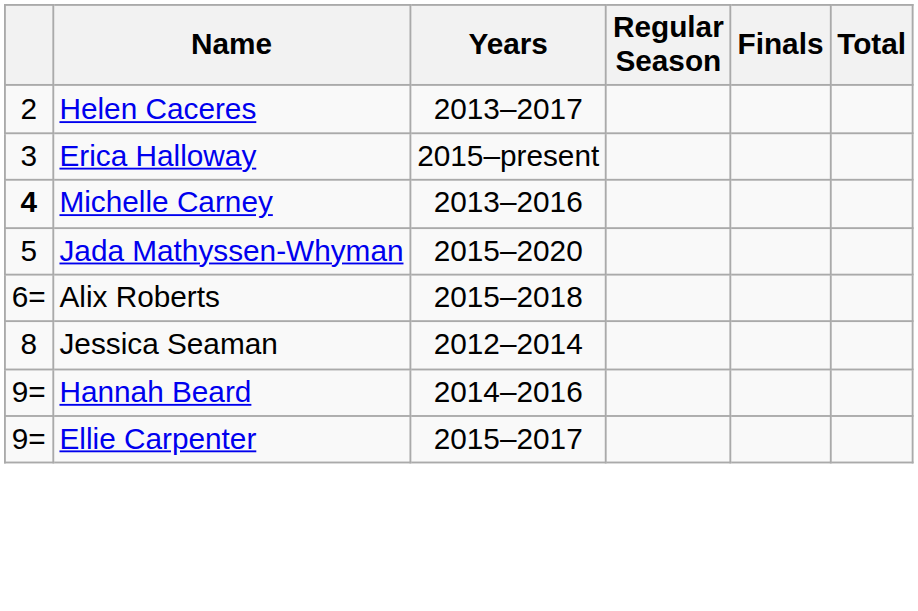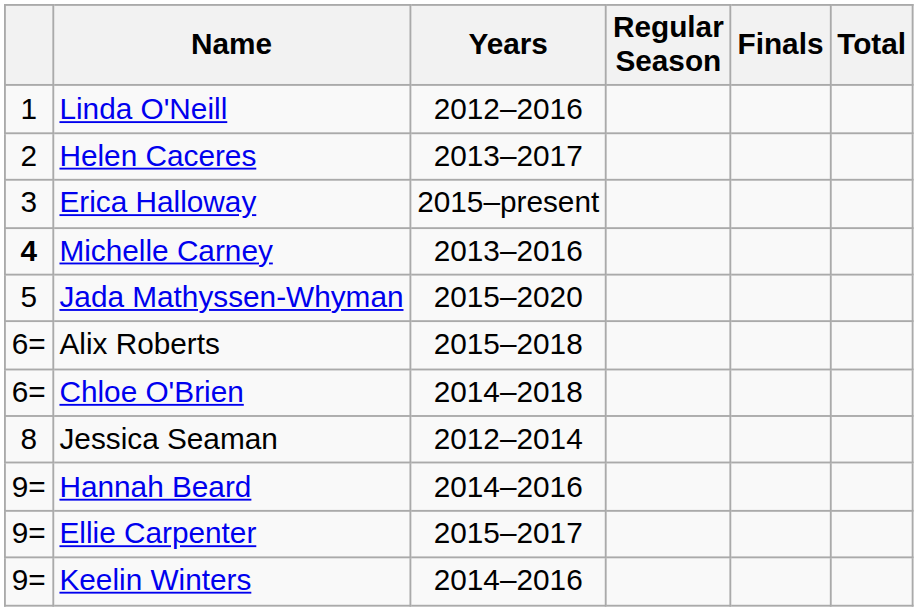+ row: (143, 108)
+ row: (152, 391)
+ row: (155, 580)
